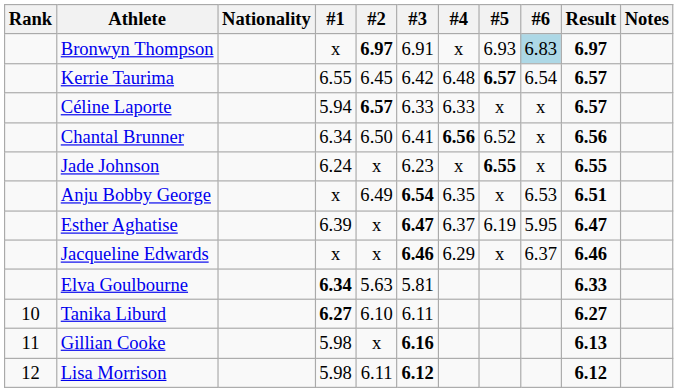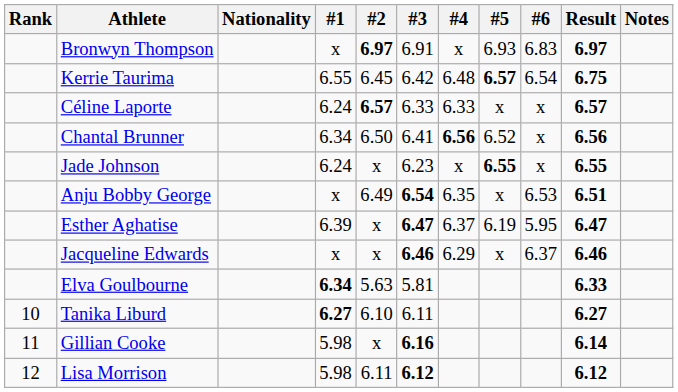(541, 48) lightblue background -> (541, 48) no background
(591, 78) 6.57 -> (591, 78) 6.75
(336, 107) 5.94 -> (336, 107) 6.24
(591, 343) 6.13 -> (591, 343) 6.14
